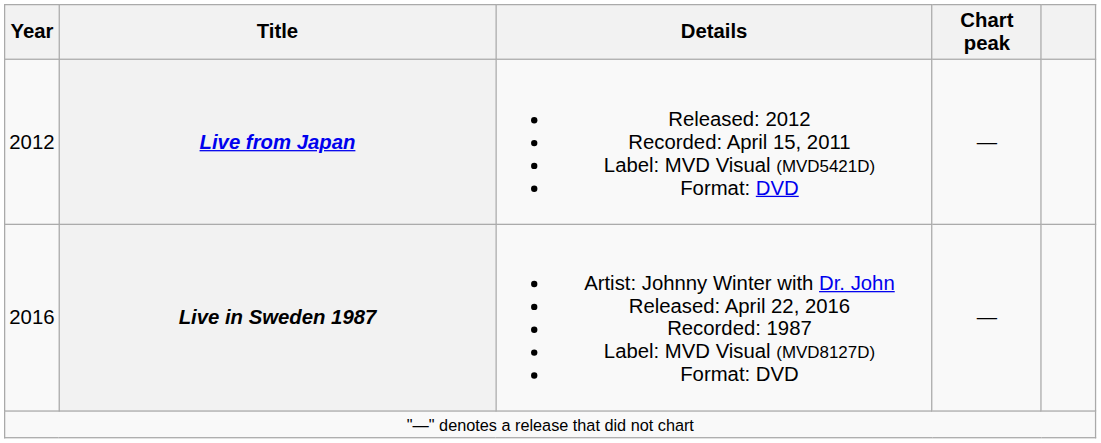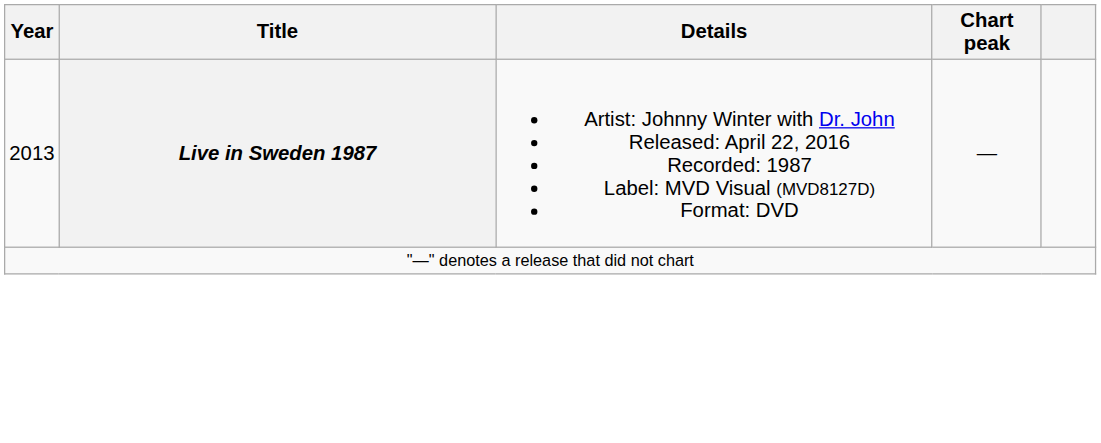- row: (277, 141)
(32, 317) 2016 -> (32, 153) 2013
